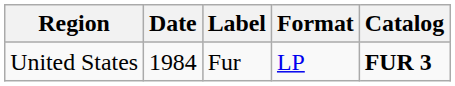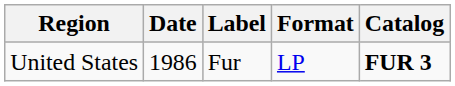(173, 61) 1984 -> (173, 61) 1986
